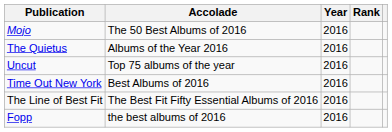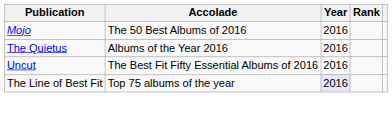(171, 65) Top 75 albums of the year -> (213, 65) The Best Fit Fifty Essential Albums of 2016
- row: (54, 83)
(213, 100) The Best Fit Fifty Essential Albums of 2016 -> (171, 83) Top 75 albums of the year
(336, 100) no background -> (336, 83) lavender background
- row: (19, 118)
